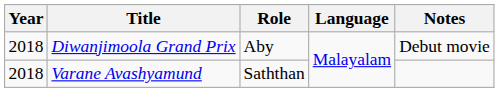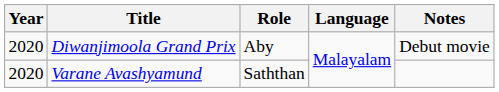(26, 45) 2018 -> (26, 45) 2020
(26, 73) 2018 -> (26, 73) 2020
